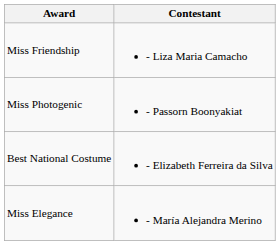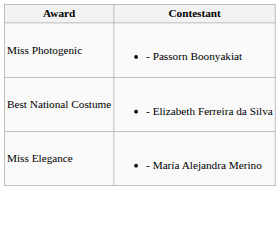- row: (43, 50)
